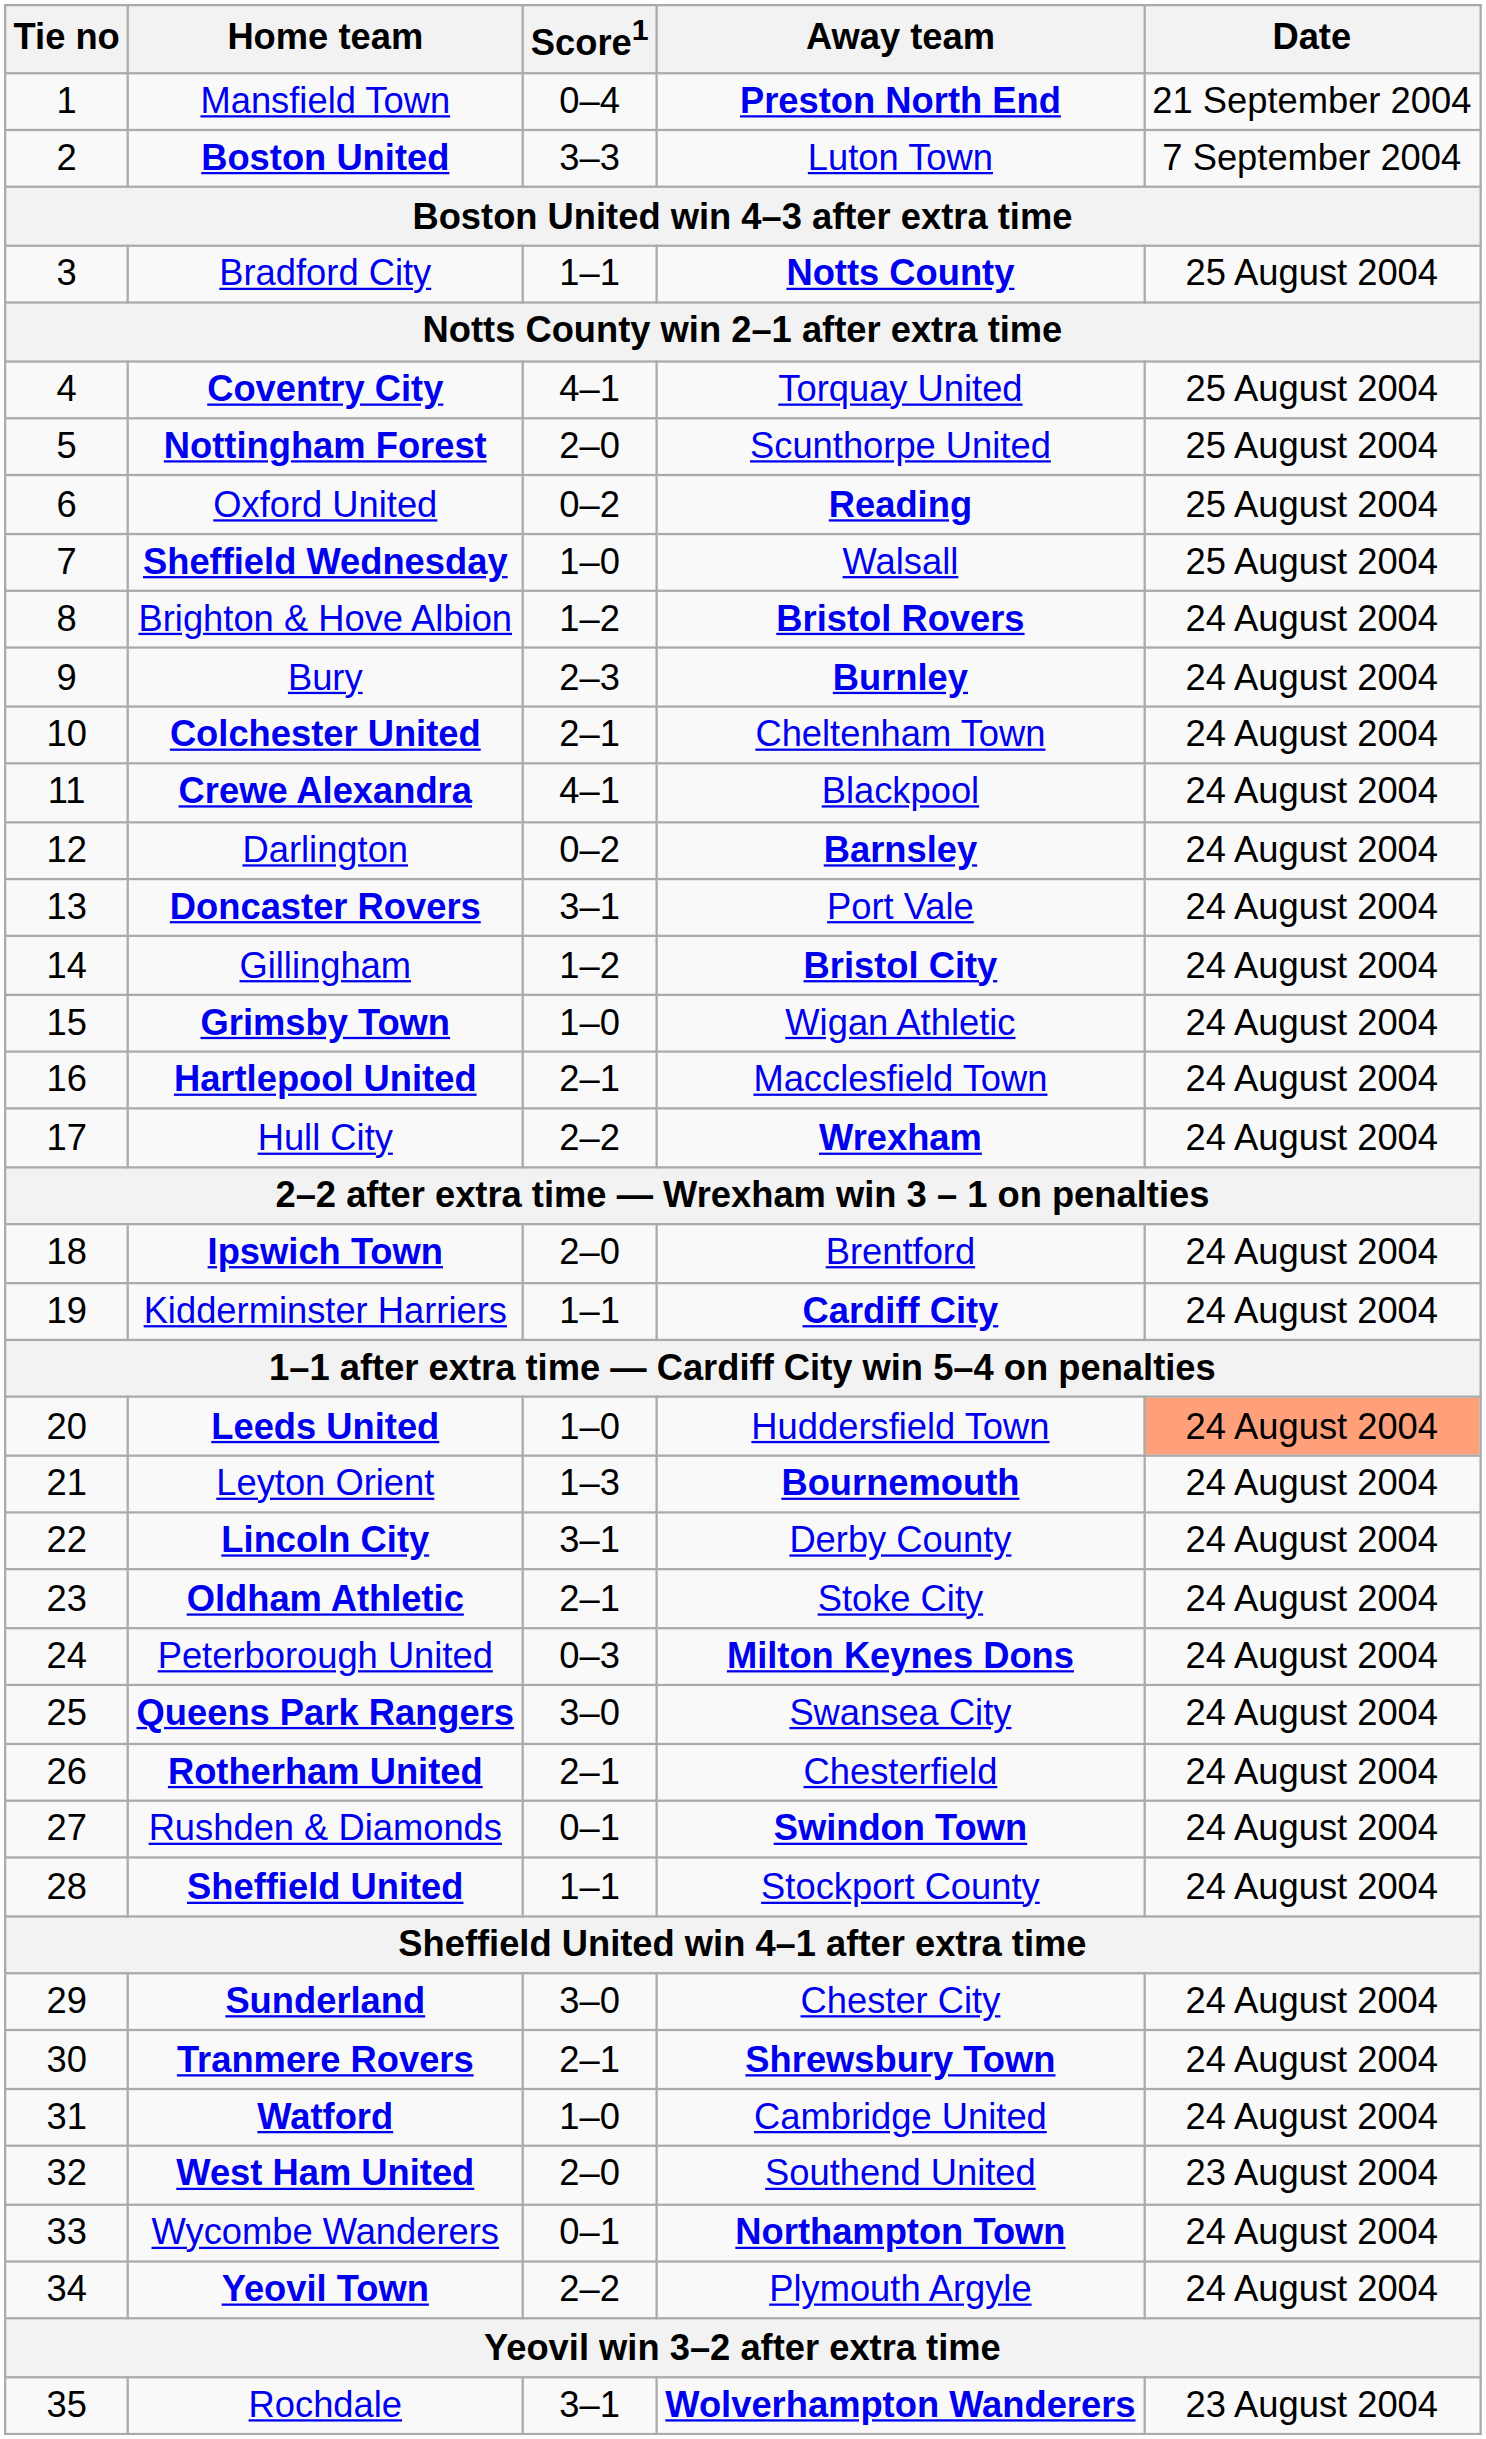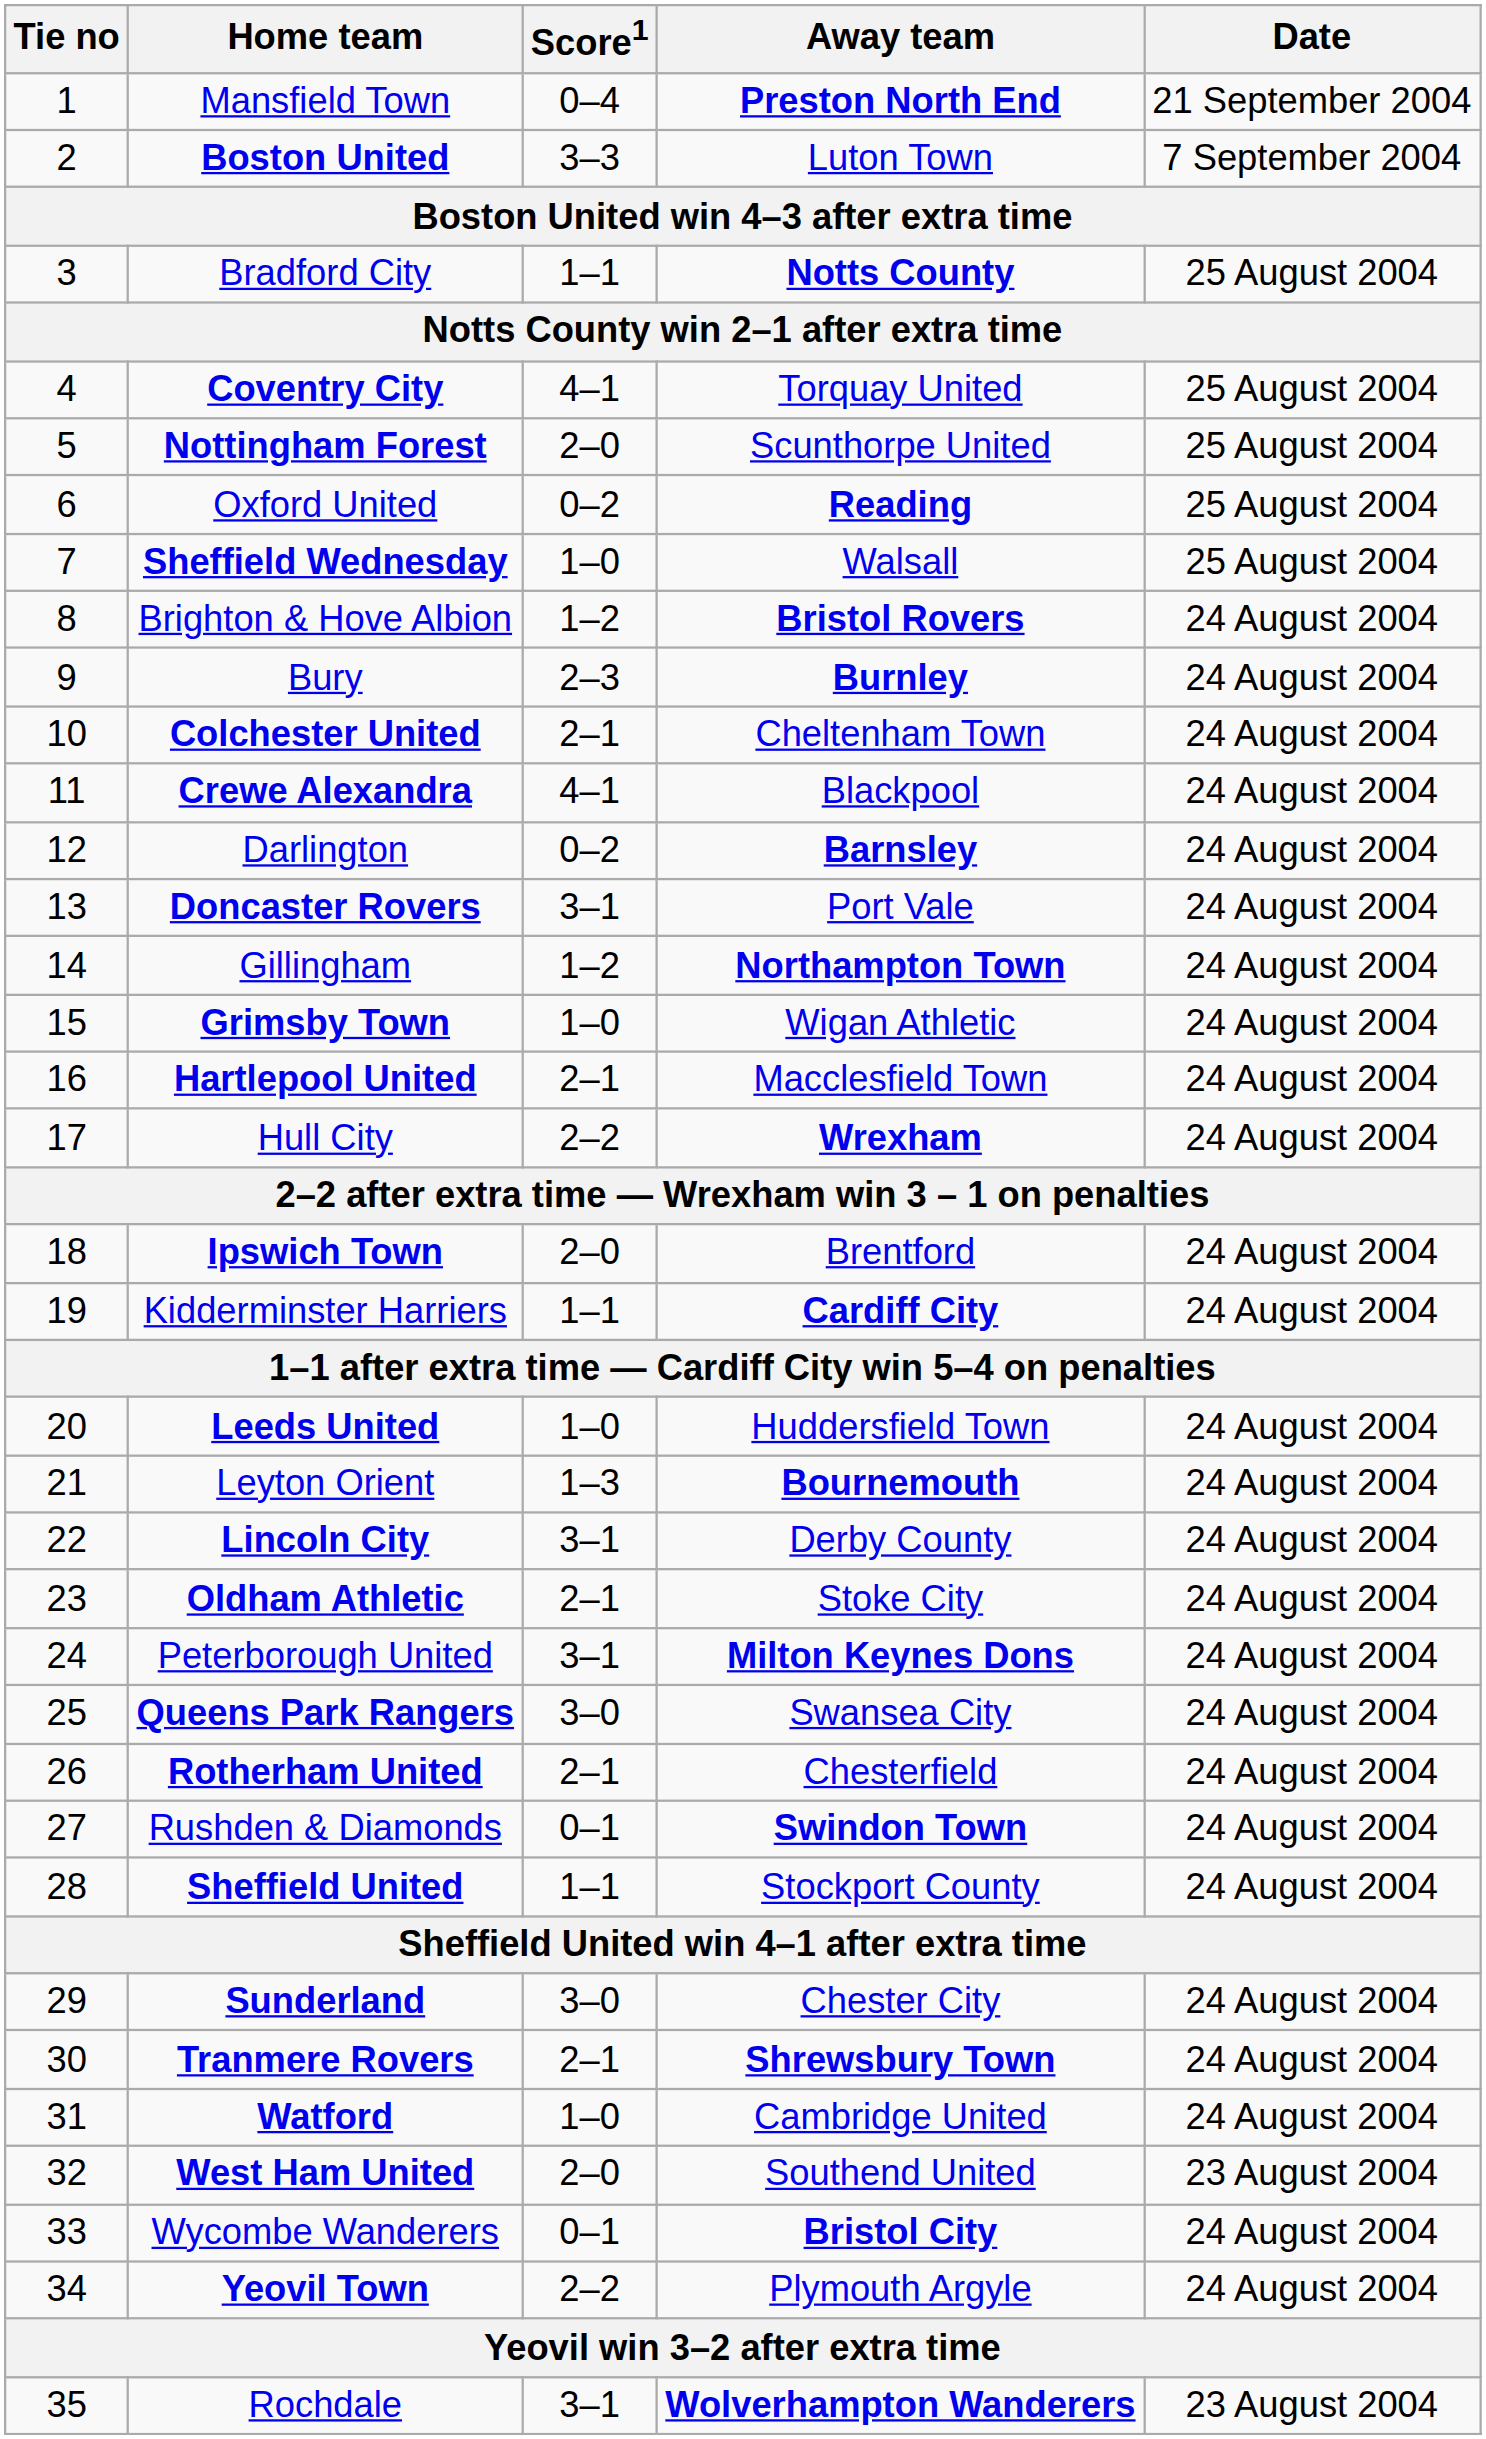(900, 964) Bristol City -> (900, 964) Northampton Town
(1312, 1425) lightsalmon background -> (1312, 1425) no background
(590, 1655) 0–3 -> (590, 1655) 3–1
(900, 2231) Northampton Town -> (900, 2231) Bristol City
